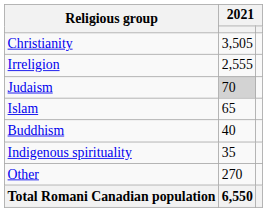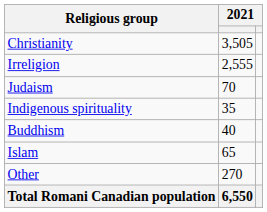(229, 87) lightgrey background -> (229, 87) no background
rows swapped: (23, 109) <-> (70, 152)
